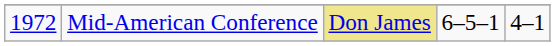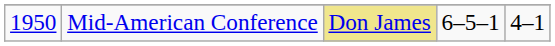(33, 22) 1972 -> (33, 22) 1950
